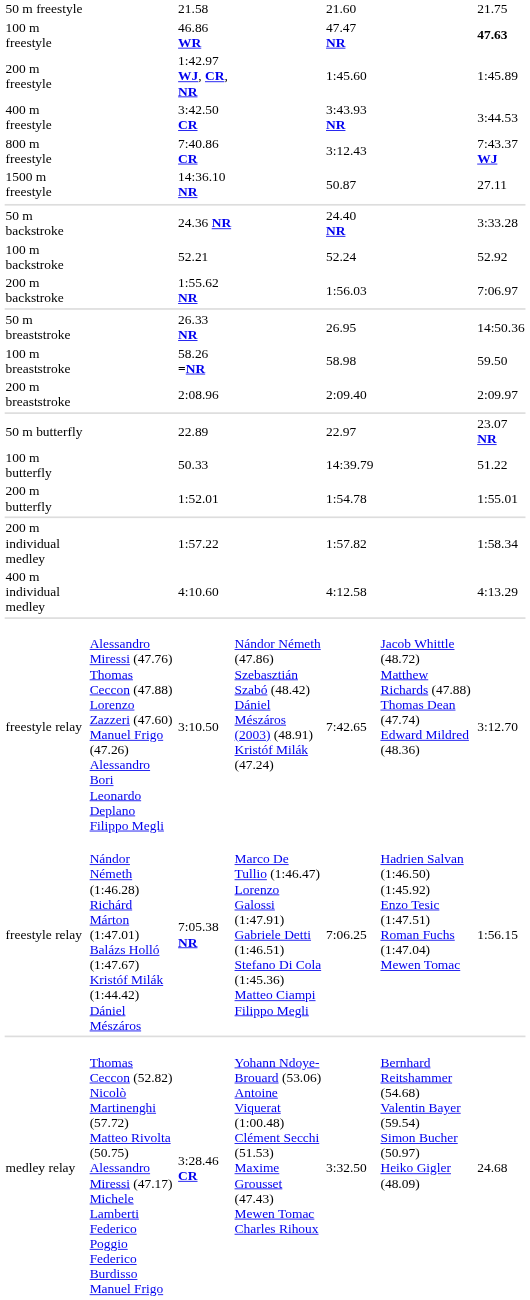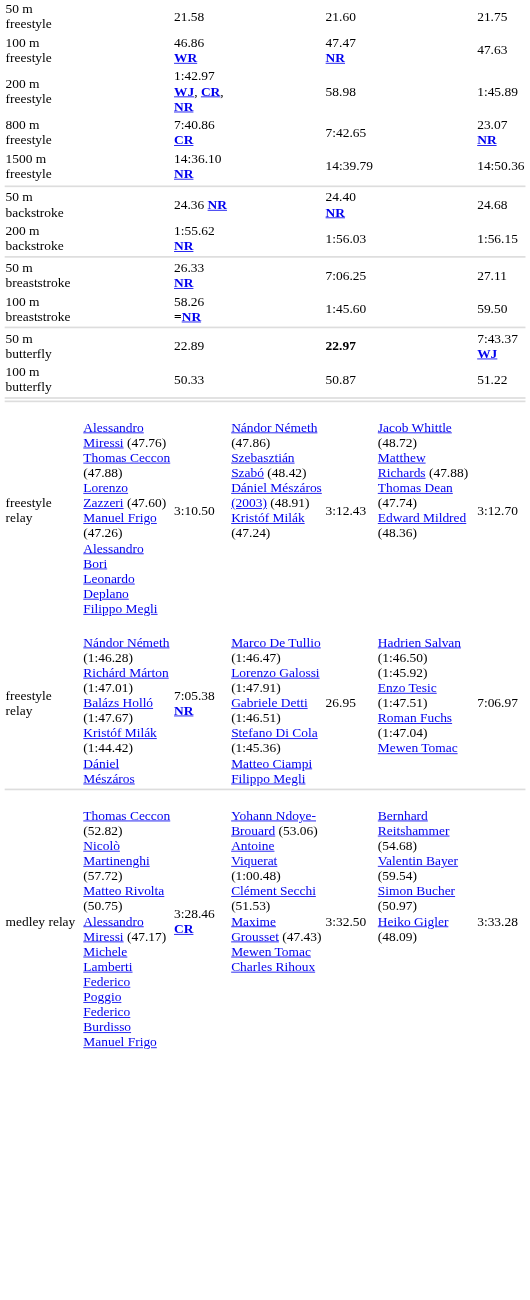(492, 35) bold -> (492, 50) normal
(346, 76) 1:45.60 -> (341, 91) 58.98
- row: (29, 117)
(346, 151) 3:12.43 -> (346, 132) 7:42.65
(498, 151) 7:43.37 WJ -> (492, 132) 23.07 NR
(341, 184) 50.87 -> (349, 166) 14:39.79
(492, 184) 27.11 -> (501, 166) 14:50.36
(498, 223) 3:33.28 -> (492, 204) 24.68
- row: (35, 256)
(498, 290) 7:06.97 -> (498, 238) 1:56.15
(341, 327) 26.95 -> (346, 275) 7:06.25
(501, 327) 14:50.36 -> (492, 275) 27.11
(341, 361) 58.98 -> (346, 309) 1:45.60
- row: (38, 394)
(341, 431) normal -> (341, 345) bold
(492, 431) 23.07 NR -> (498, 345) 7:43.37 WJ
(350, 465) 14:39.79 -> (341, 379) 50.87
- row: (29, 498)
- row: (33, 543)
- row: (33, 592)
(346, 727) 7:42.65 -> (346, 510) 3:12.43
(346, 934) 7:06.25 -> (341, 702) 26.95
(498, 934) 1:56.15 -> (498, 702) 7:06.97
(492, 1168) 24.68 -> (498, 921) 3:33.28
